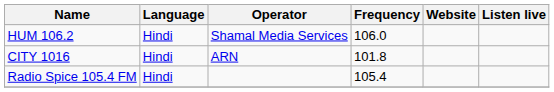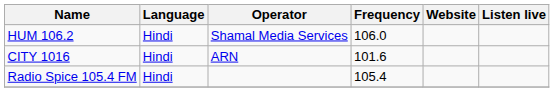(370, 56) 101.8 -> (370, 56) 101.6
